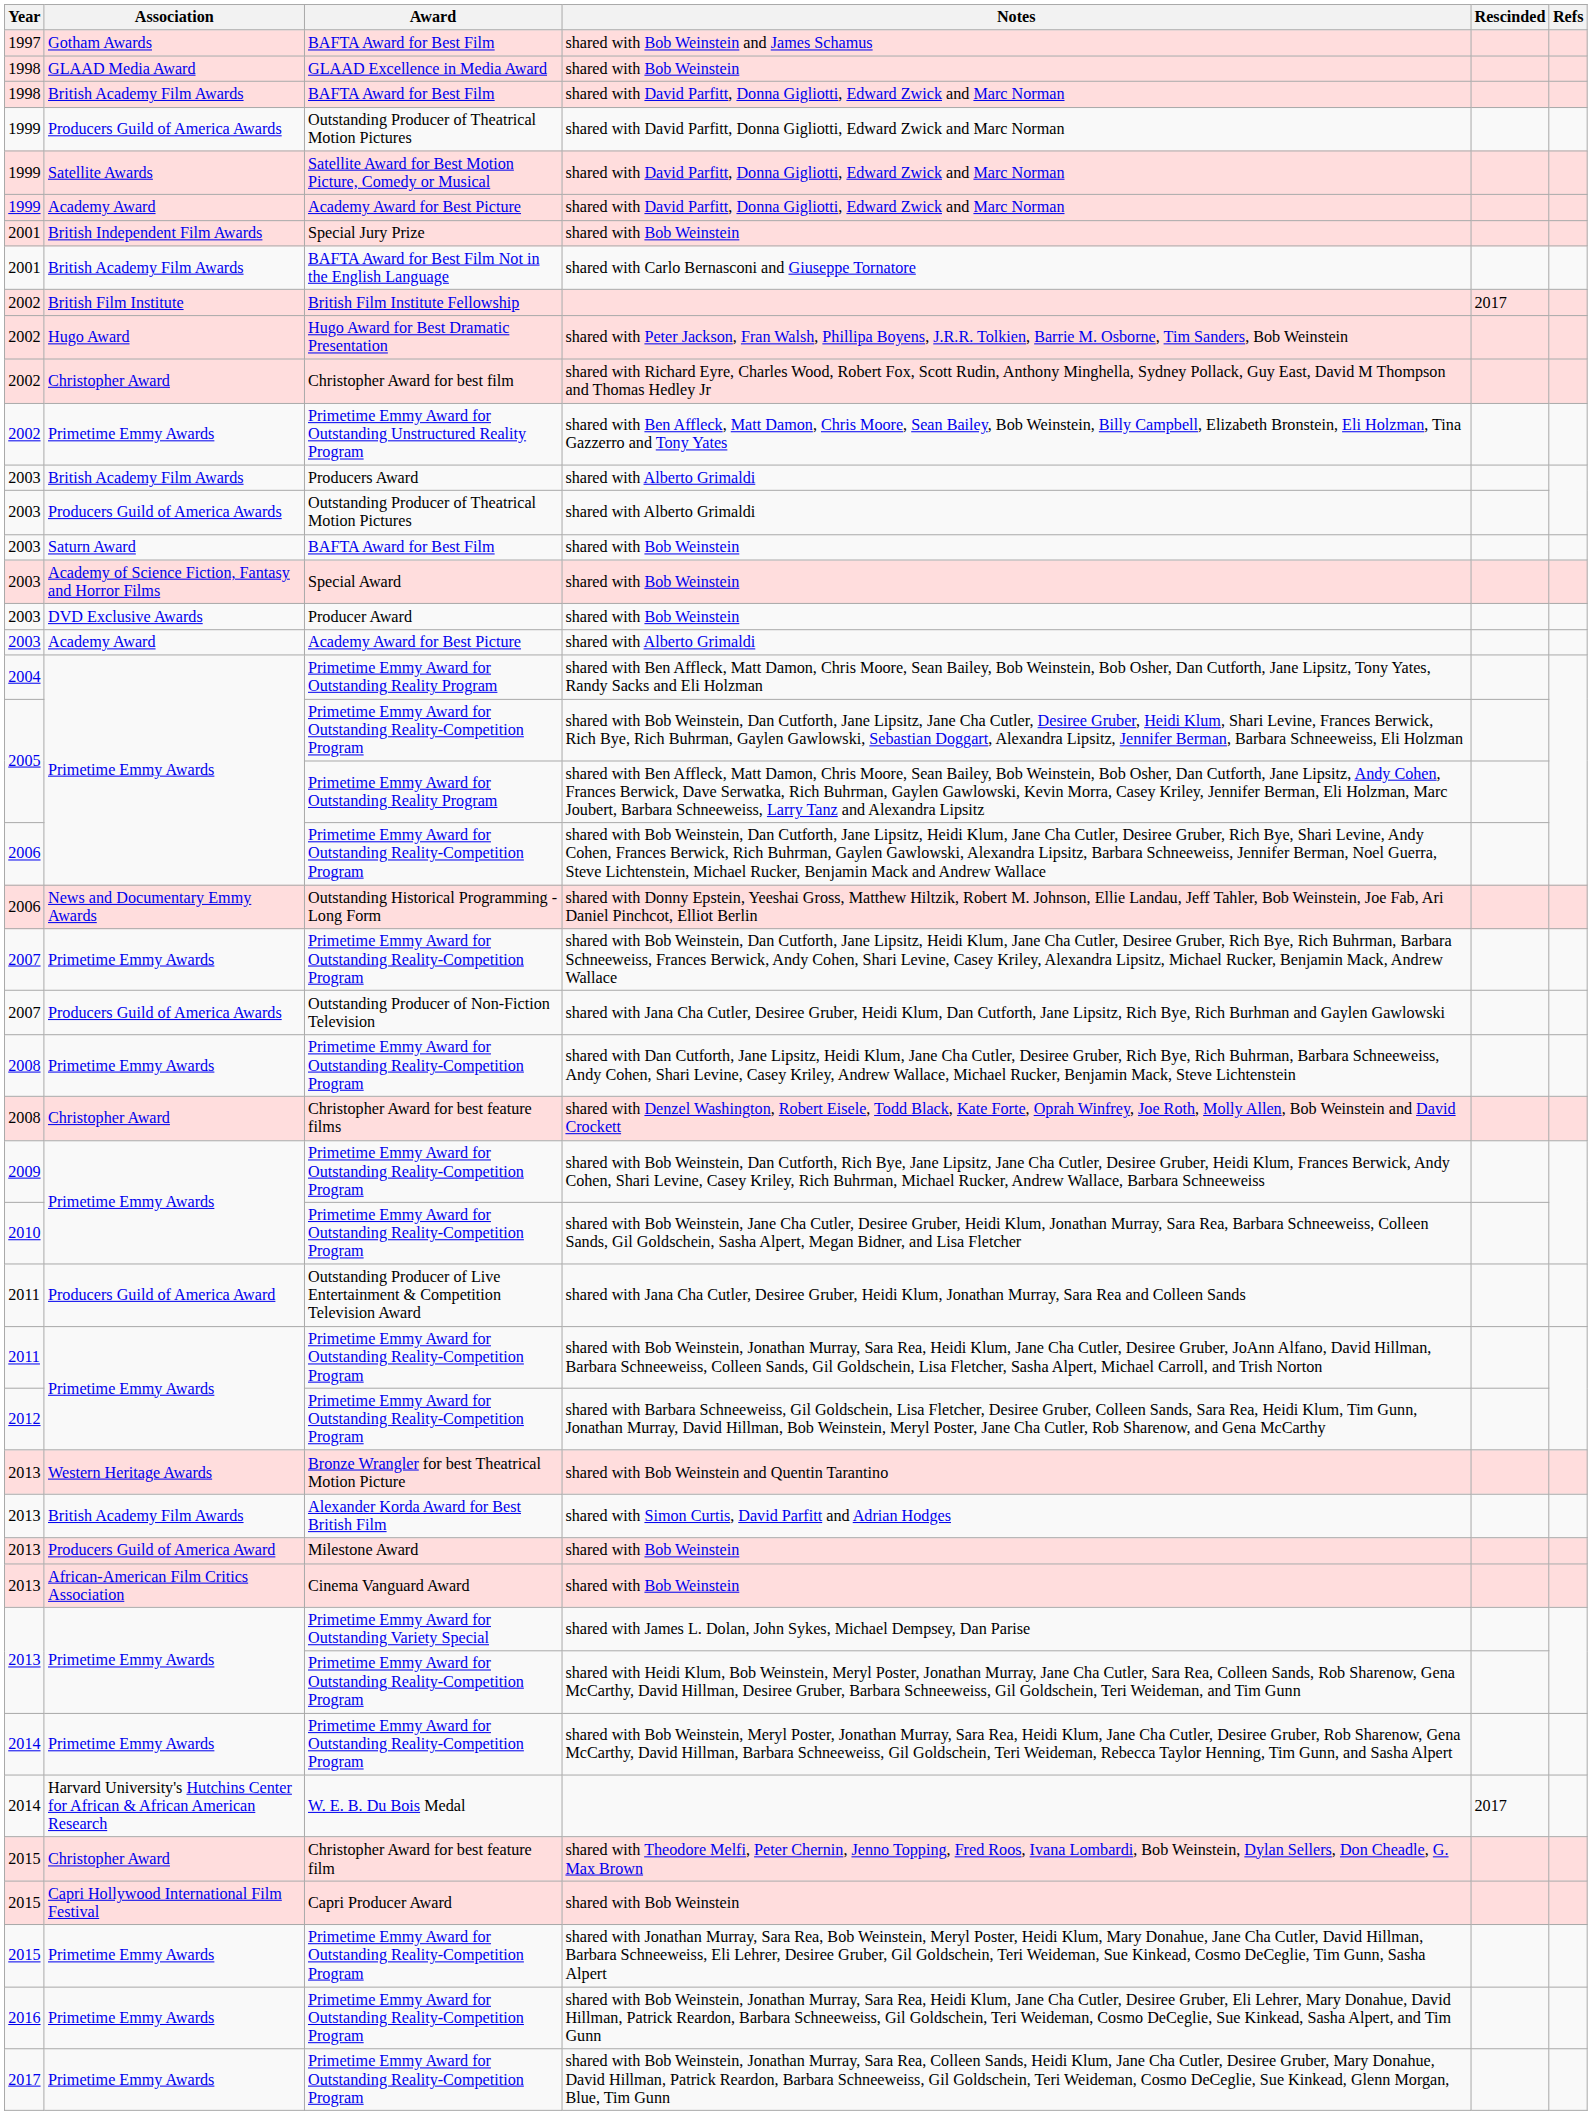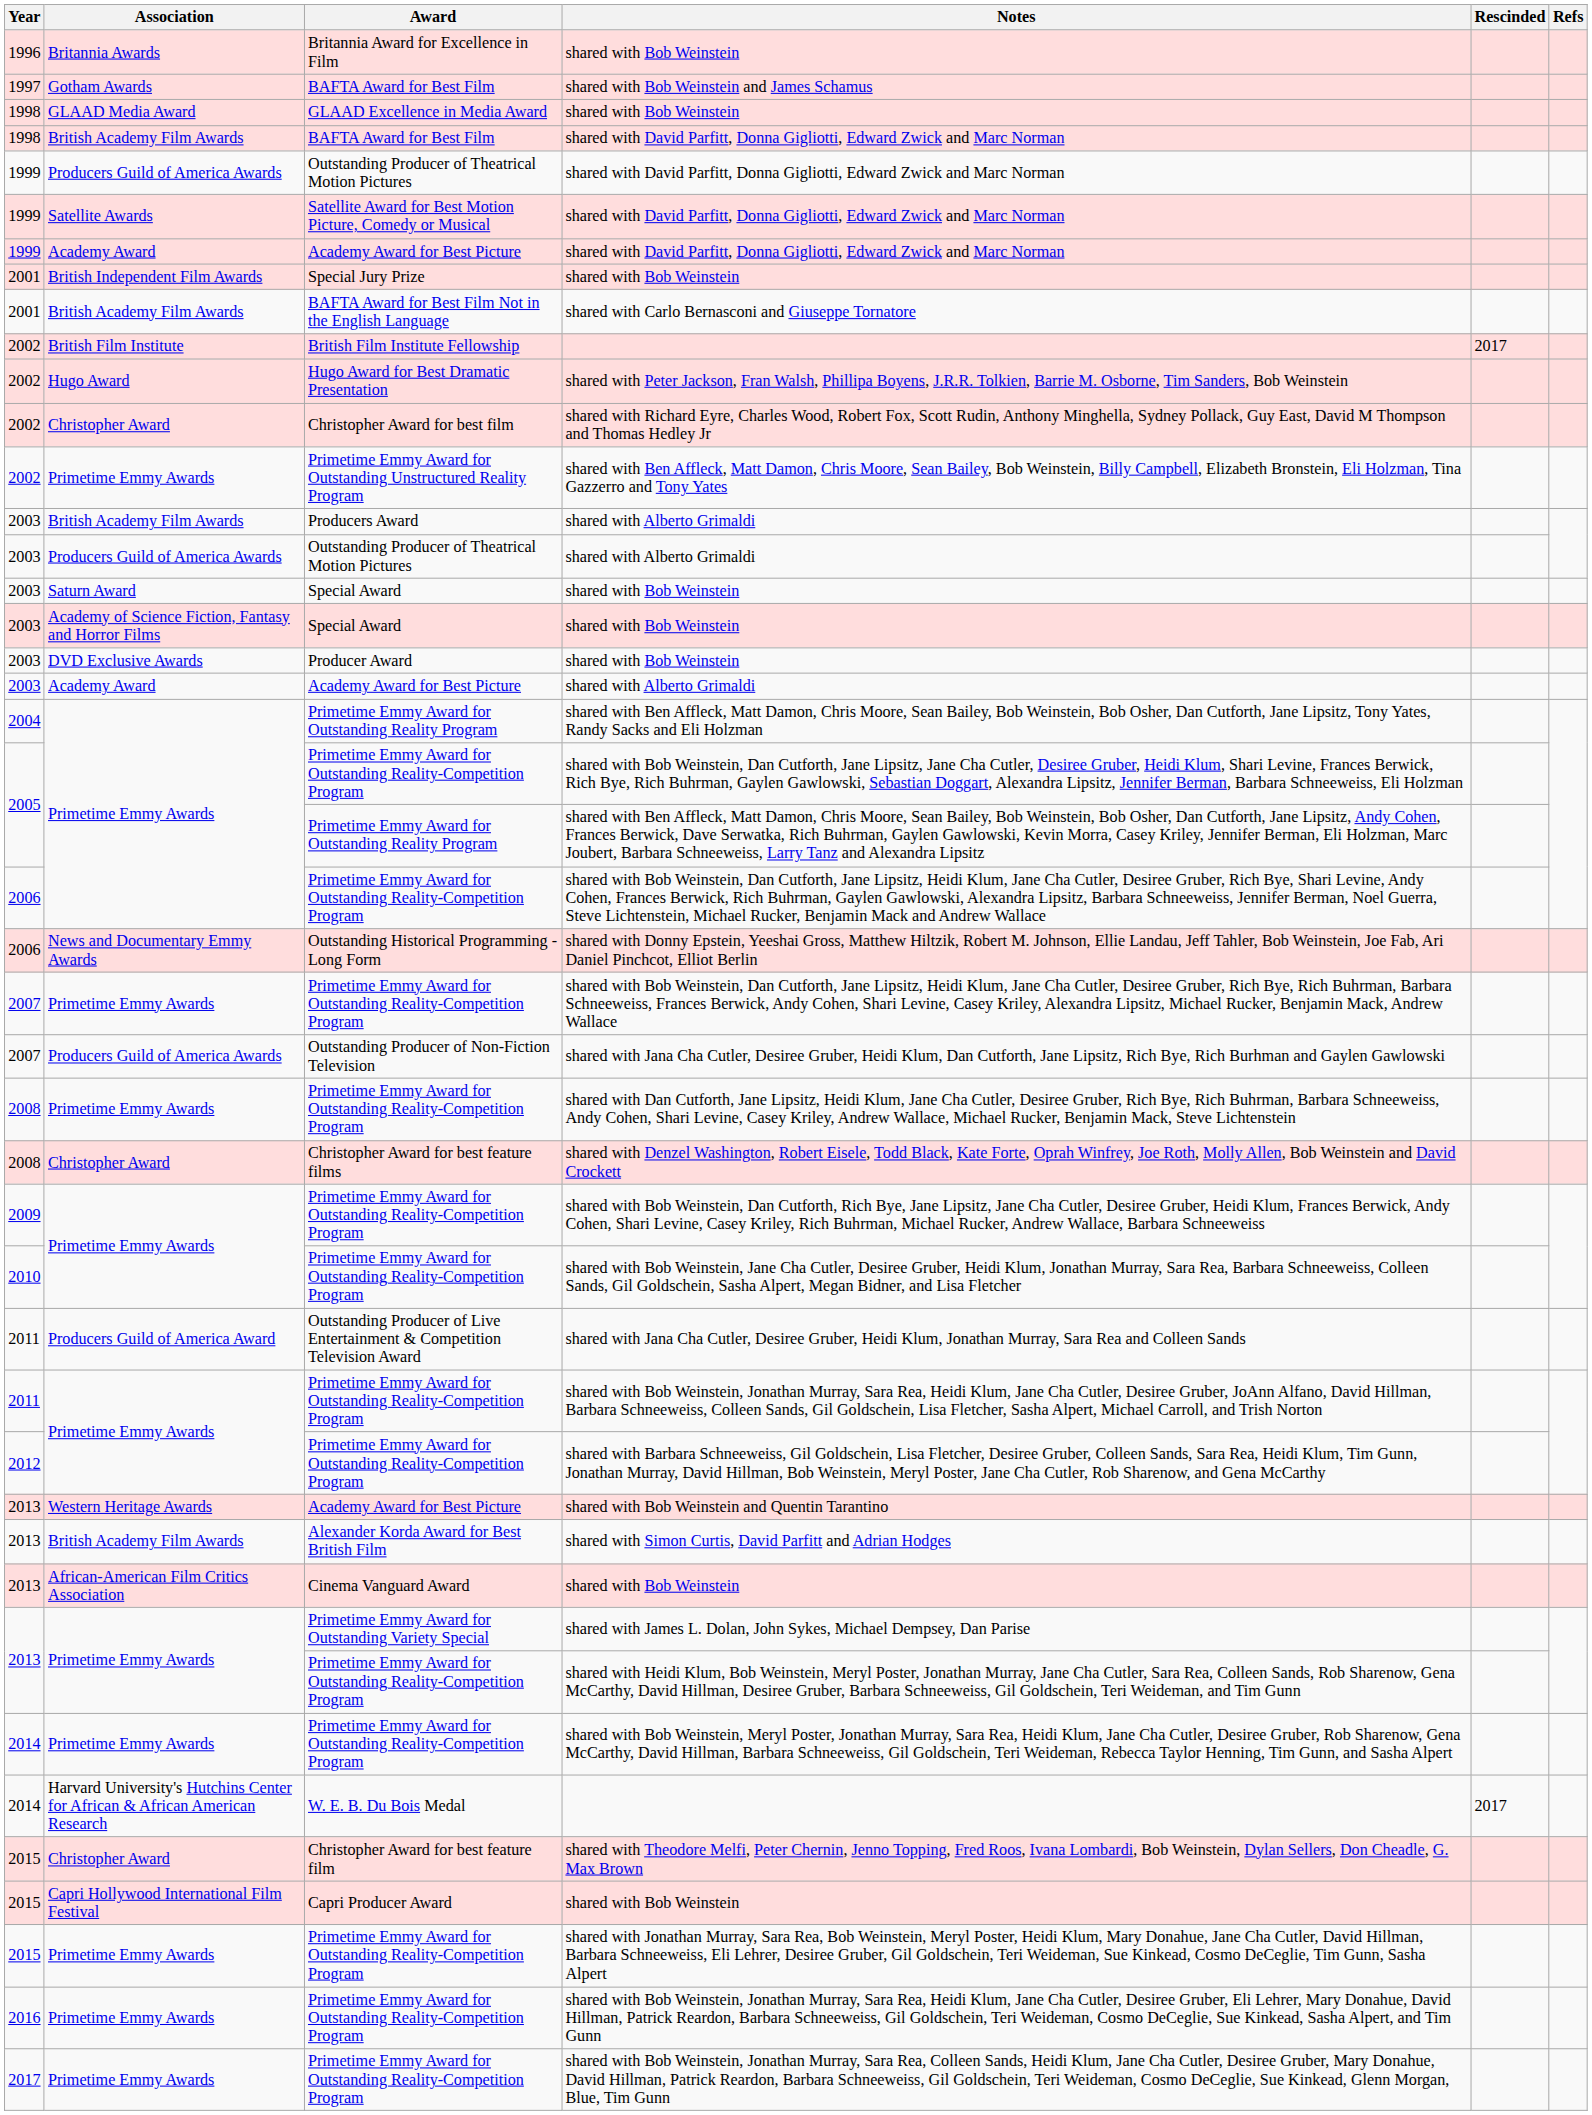+ row: (104, 52)
(401, 547) BAFTA Award for Best Film -> (355, 590) Special Award
(424, 1472) Bronze Wrangler for best Theatrical Motion Picture -> (415, 1506) Academy Award for Best Picture
- row: (162, 1550)
